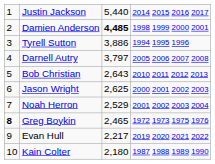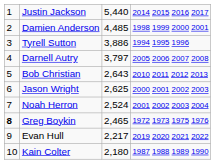(116, 27) bold -> (116, 27) normal
(116, 105) 2,529 -> (116, 105) 2,524
